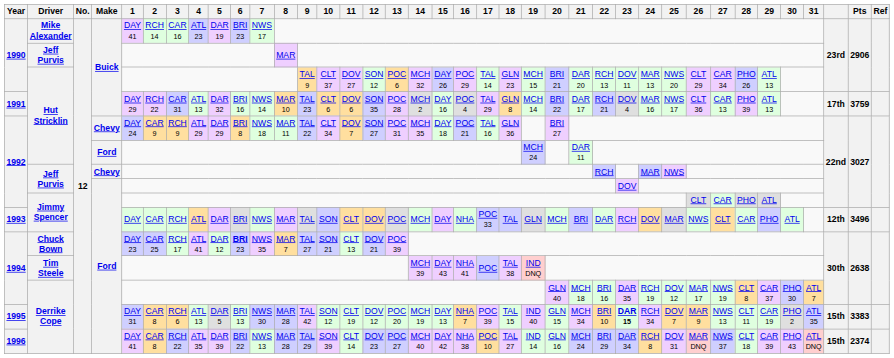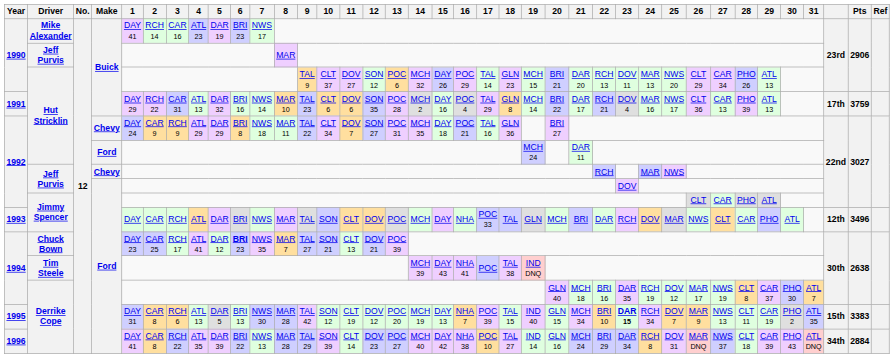(836, 341) 15th -> (836, 341) 34th
(860, 341) 2374 -> (860, 341) 2884
